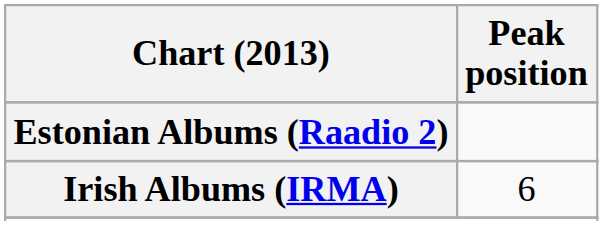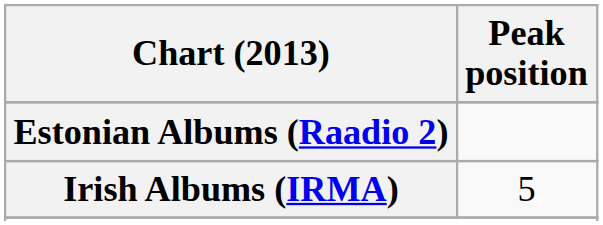(526, 188) 6 -> (526, 188) 5
